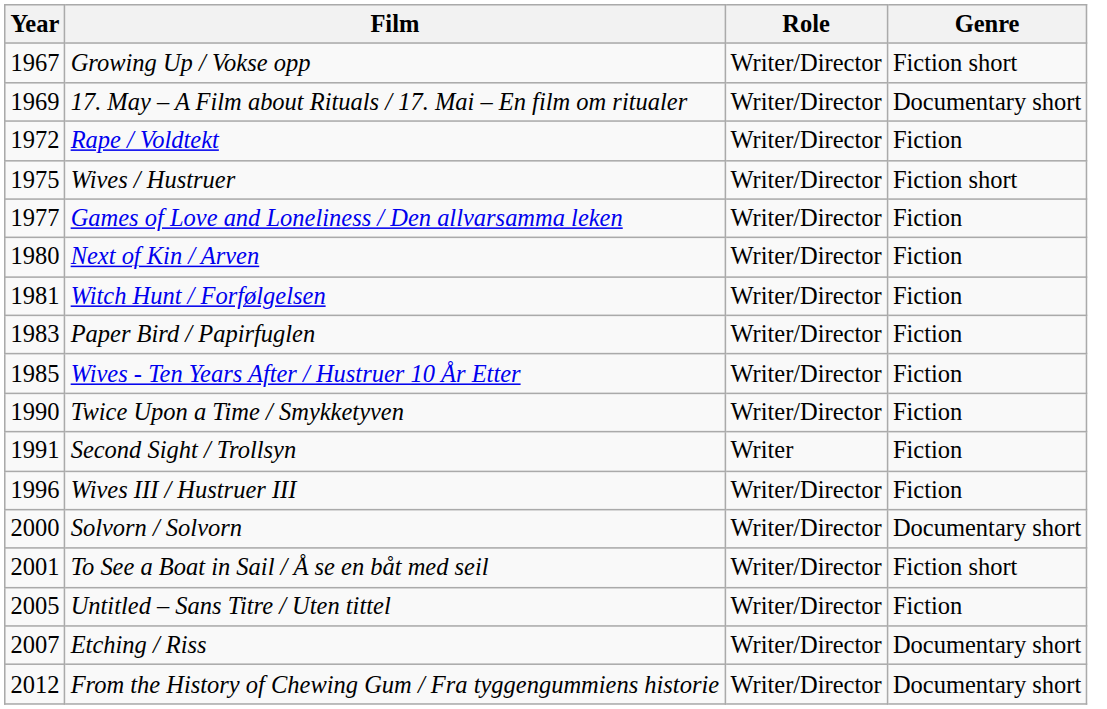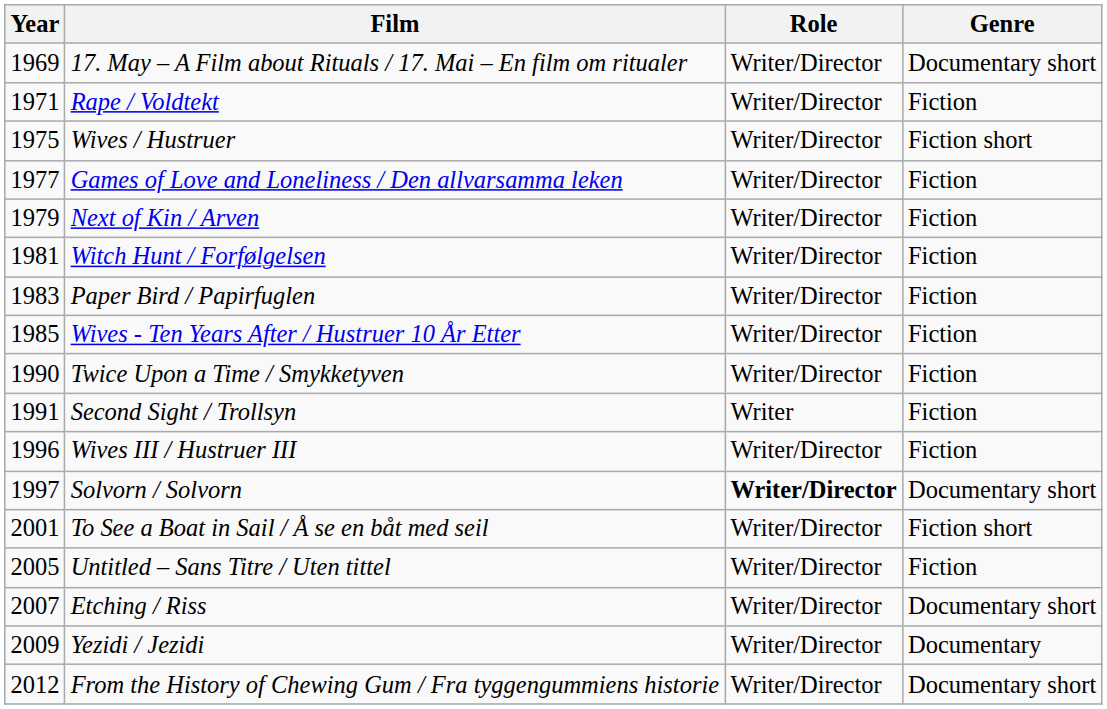- row: (191, 62)
(35, 140) 1972 -> (35, 101) 1971
(35, 256) 1980 -> (35, 218) 1979
(35, 528) 2000 -> (35, 489) 1997
(806, 528) normal -> (814, 489) bold
+ row: (138, 645)
